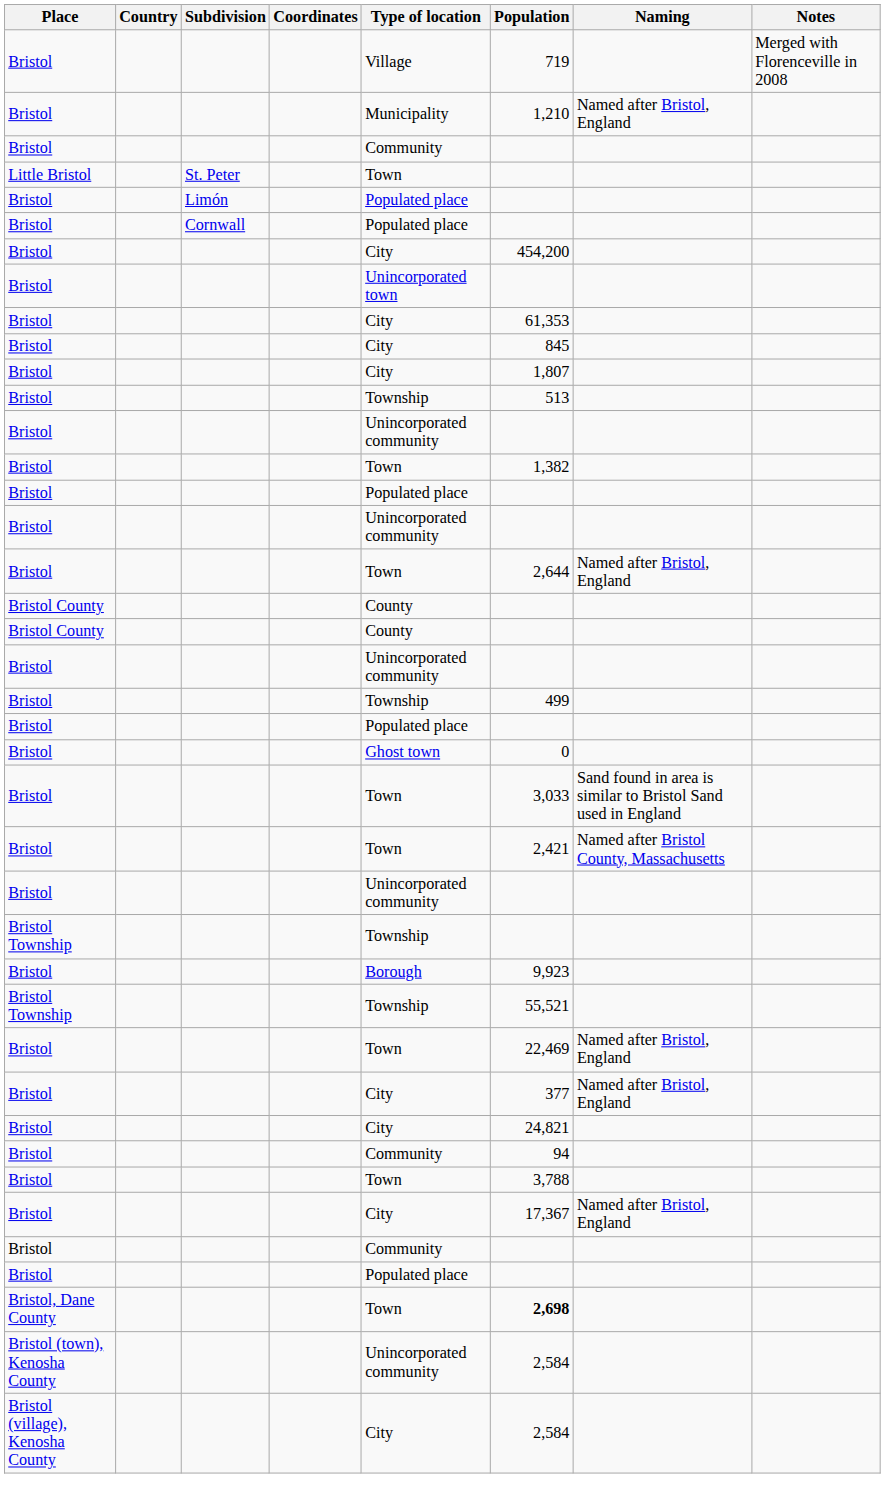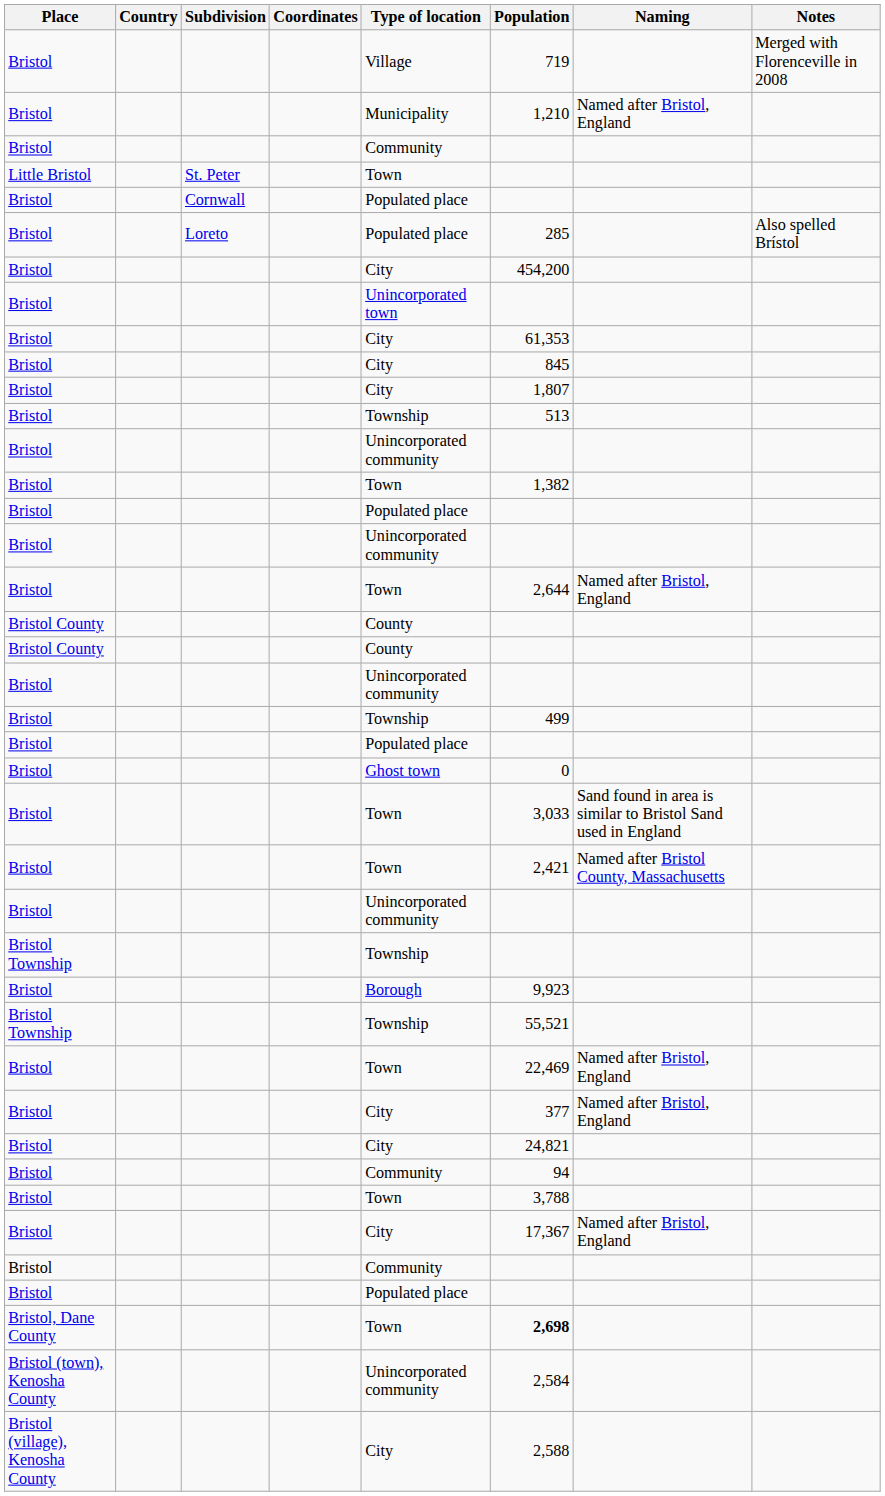- row: (30, 199)
+ row: (30, 234)
(551, 1433) 2,584 -> (551, 1451) 2,588
